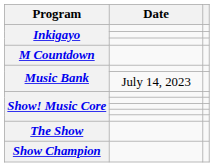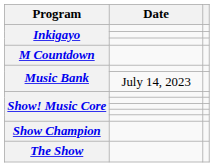rows swapped: (57, 151) <-> (57, 131)
